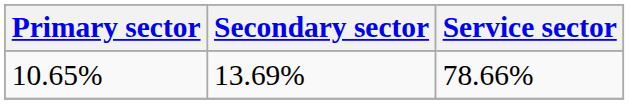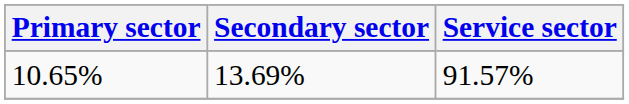(488, 74) 78.66% -> (488, 74) 91.57%
